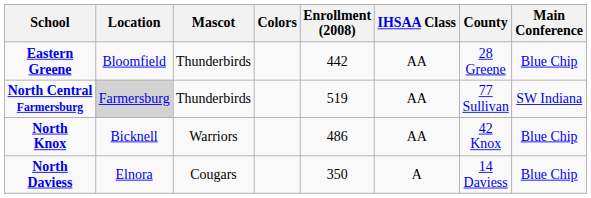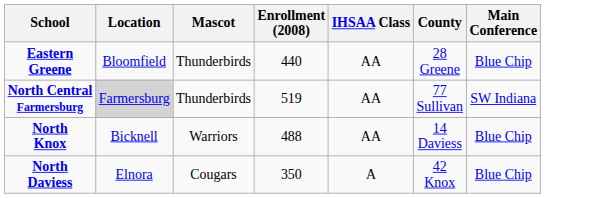- column: (277, 23)
(337, 61) 442 -> (291, 61) 440
(337, 136) 486 -> (291, 136) 488
(486, 136) 42 Knox -> (440, 136) 14 Daviess
(486, 174) 14 Daviess -> (440, 174) 42 Knox
